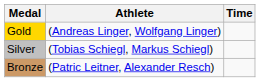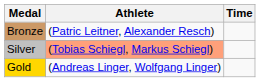rows swapped: (19, 31) <-> (25, 67)
(131, 49) no background -> (131, 49) lightsalmon background
